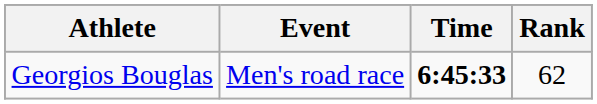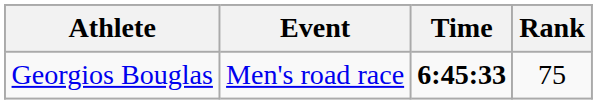(552, 74) 62 -> (552, 74) 75
